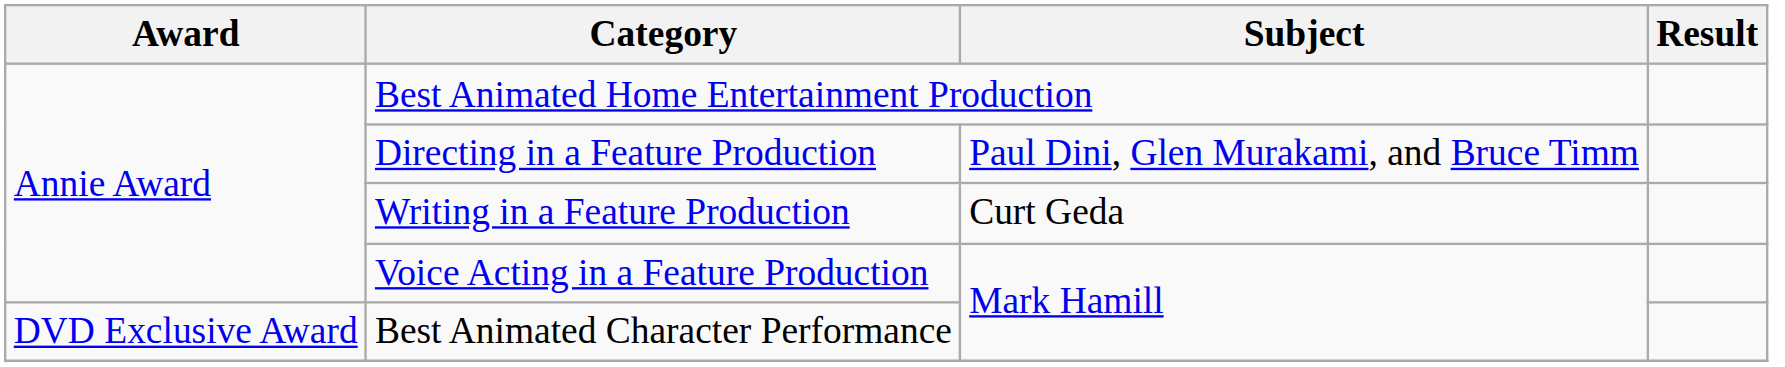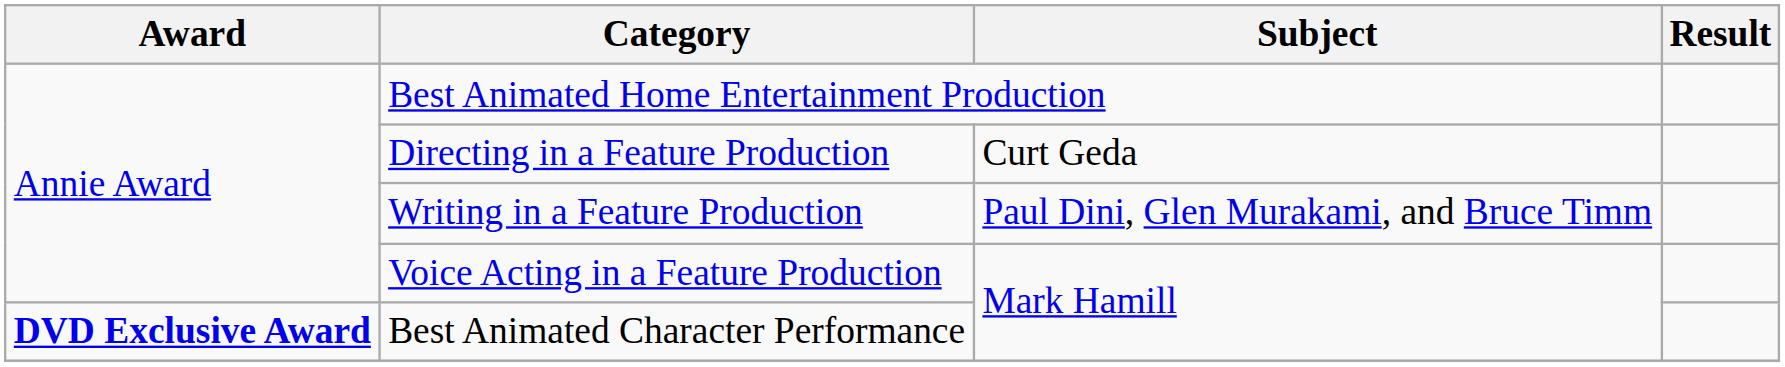(1304, 152) Paul Dini, Glen Murakami, and Bruce Timm -> (1060, 152) Curt Geda
(1047, 212) Curt Geda -> (1317, 212) Paul Dini, Glen Murakami, and Bruce Timm
(186, 331) normal -> (192, 331) bold
